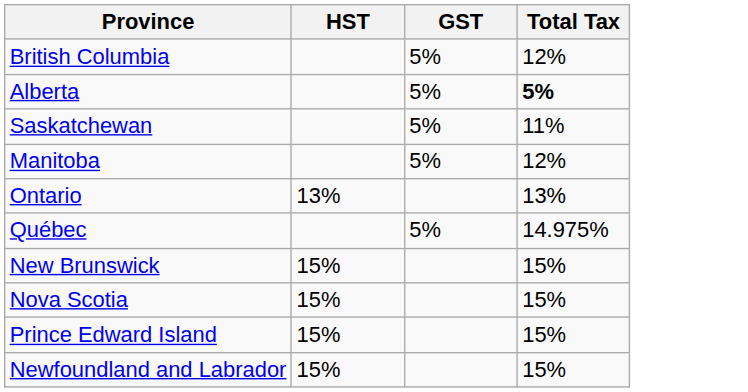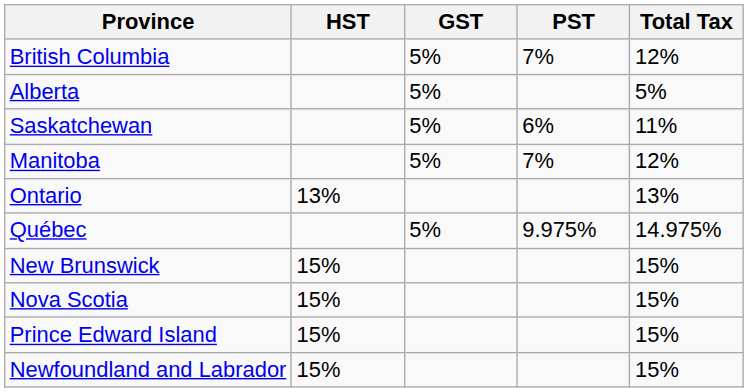+ column: (574, 21)
(538, 91) bold -> (651, 91) normal
